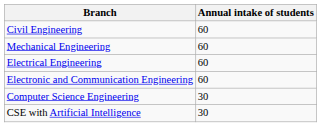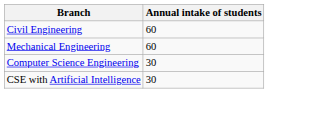- row: (54, 63)
- row: (100, 79)
